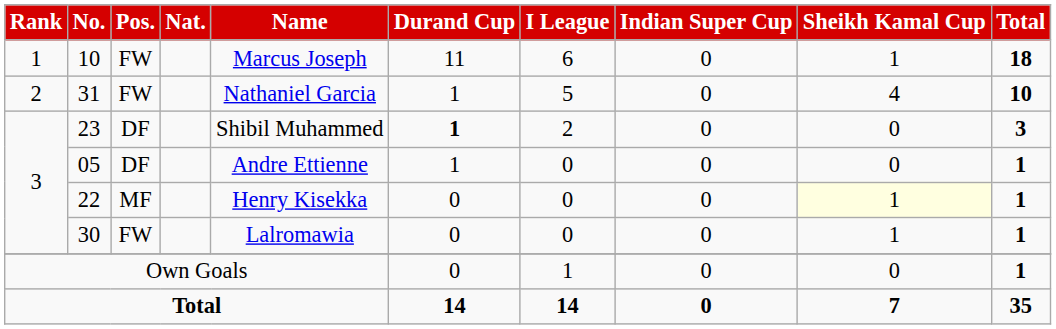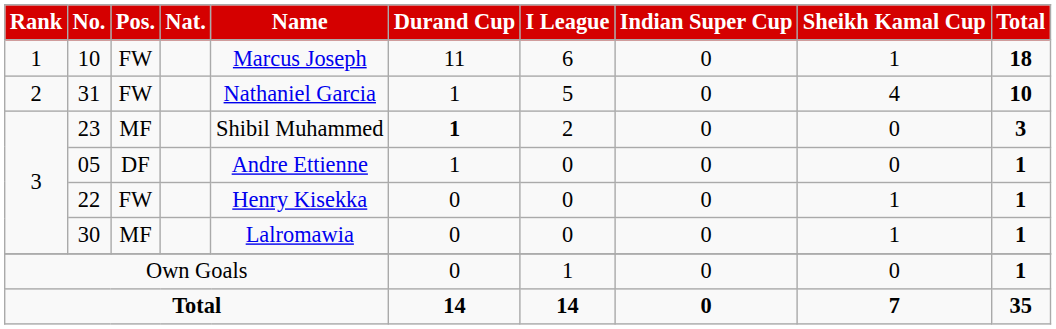(135, 128) DF -> (135, 128) MF
(135, 199) MF -> (135, 199) FW
(894, 199) lightyellow background -> (894, 199) no background
(135, 235) FW -> (135, 235) MF
